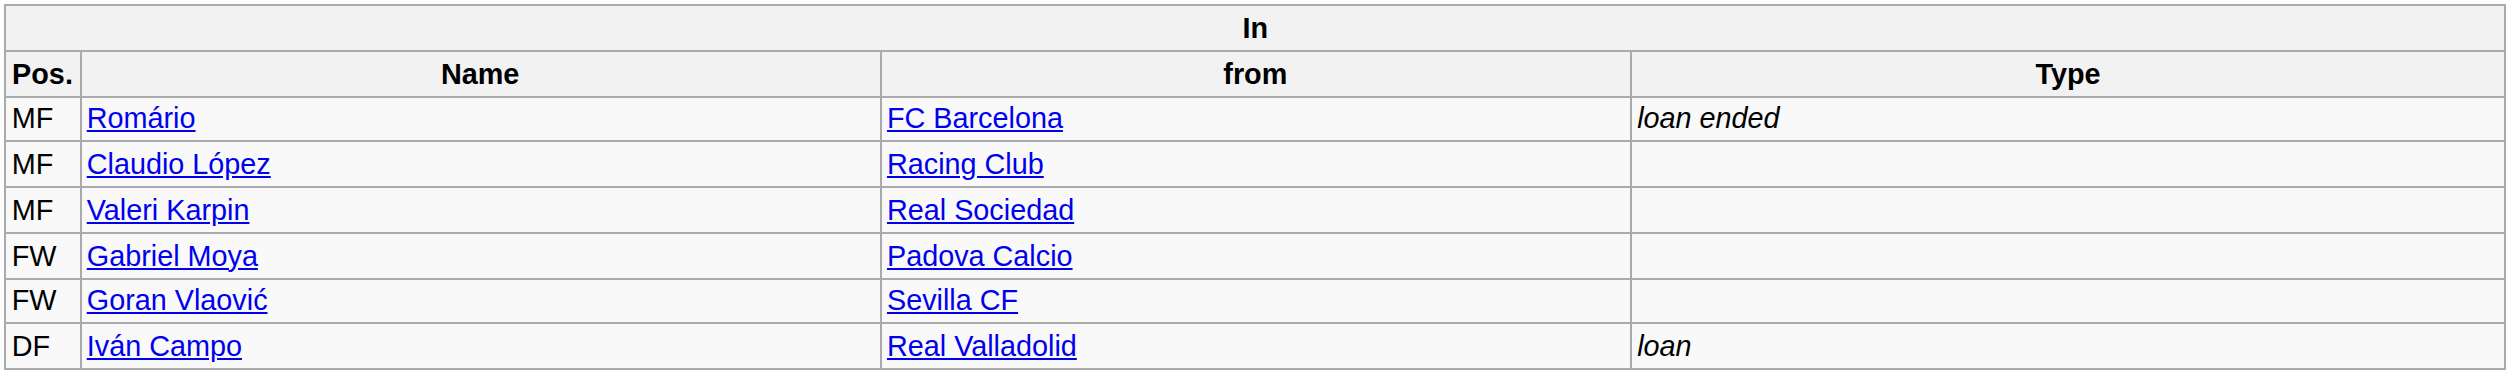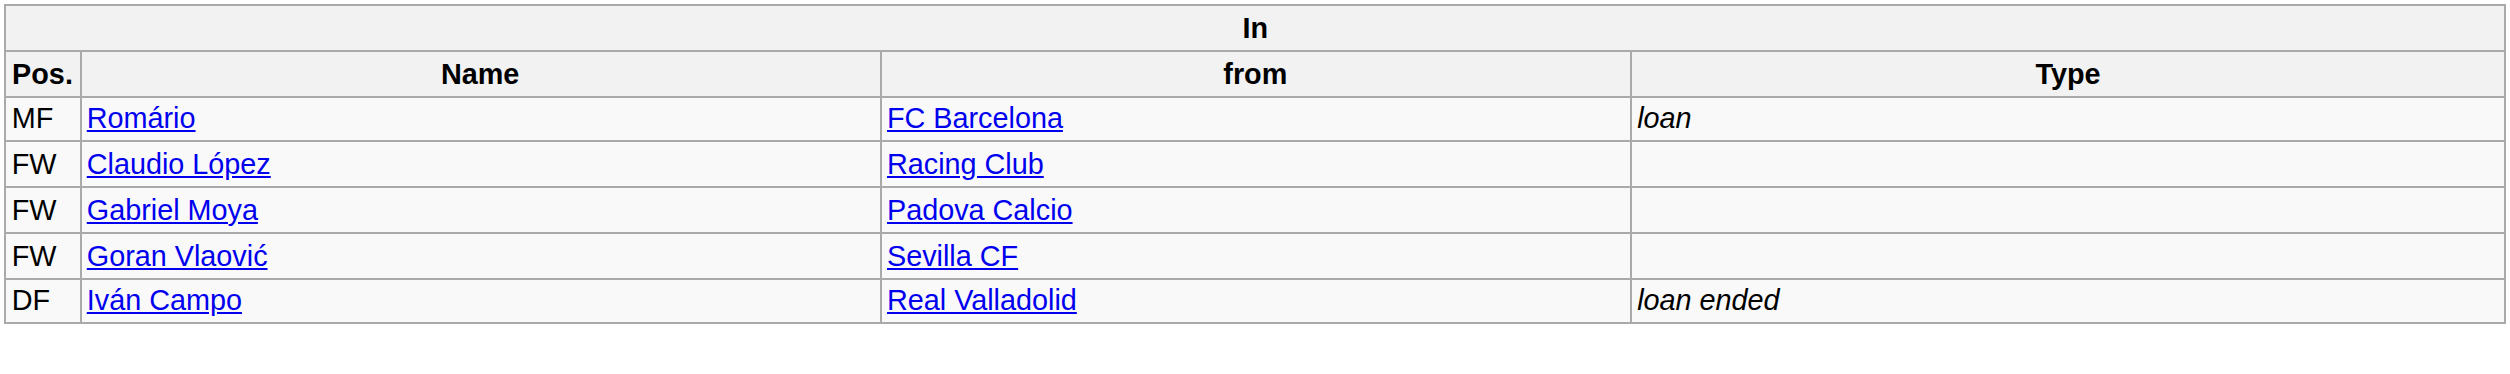(1708, 119) loan ended -> (1664, 119) loan
(33, 165) MF -> (34, 165) FW
- row: (168, 210)
(1664, 347) loan -> (1708, 301) loan ended
